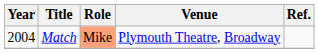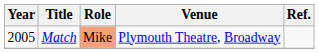(21, 37) 2004 -> (21, 37) 2005
